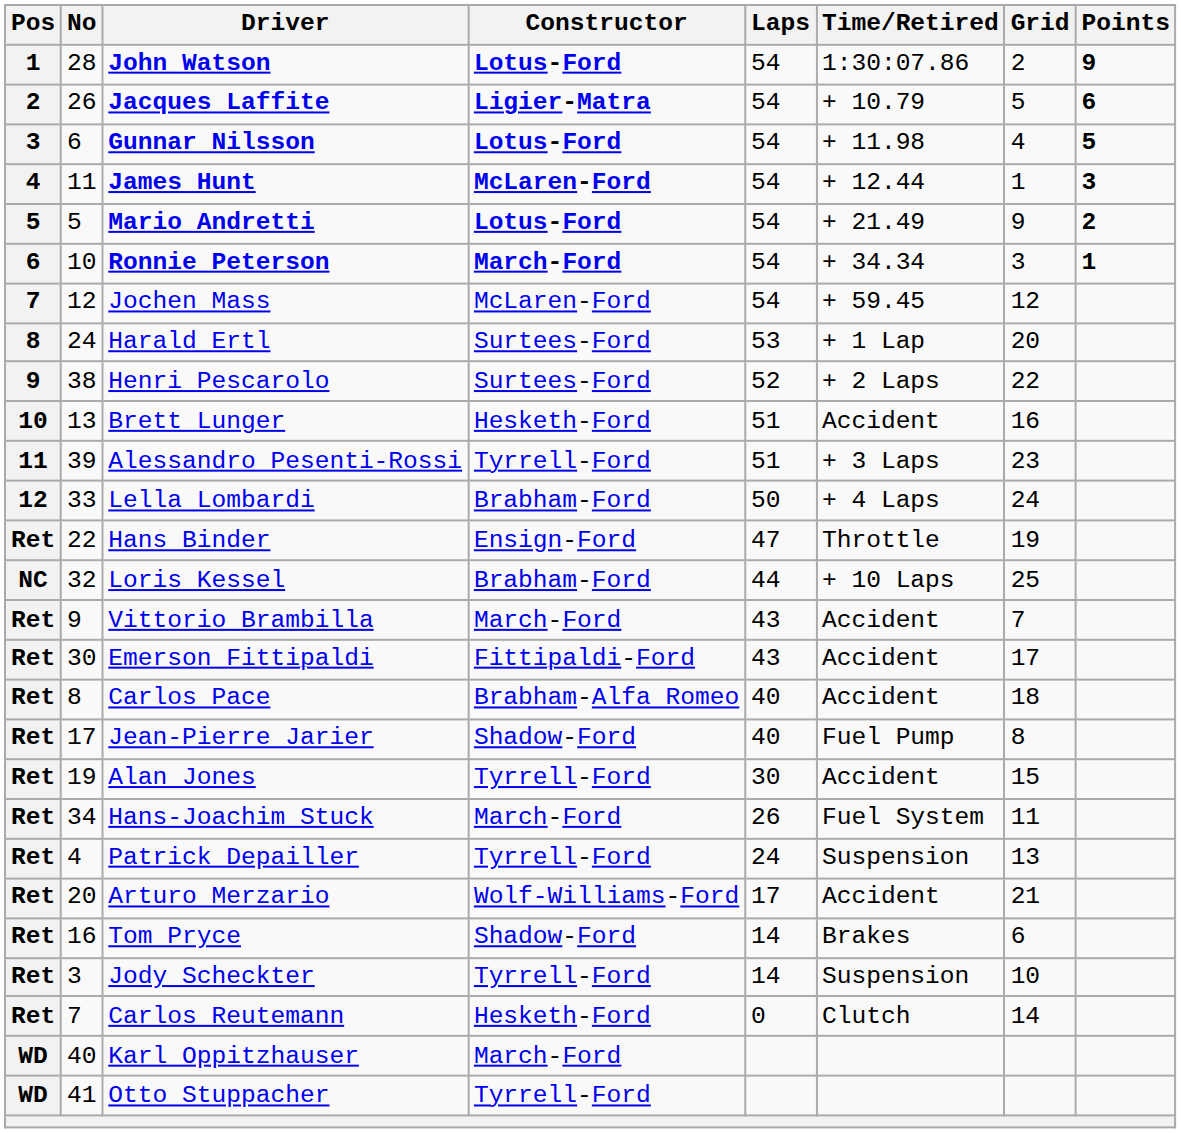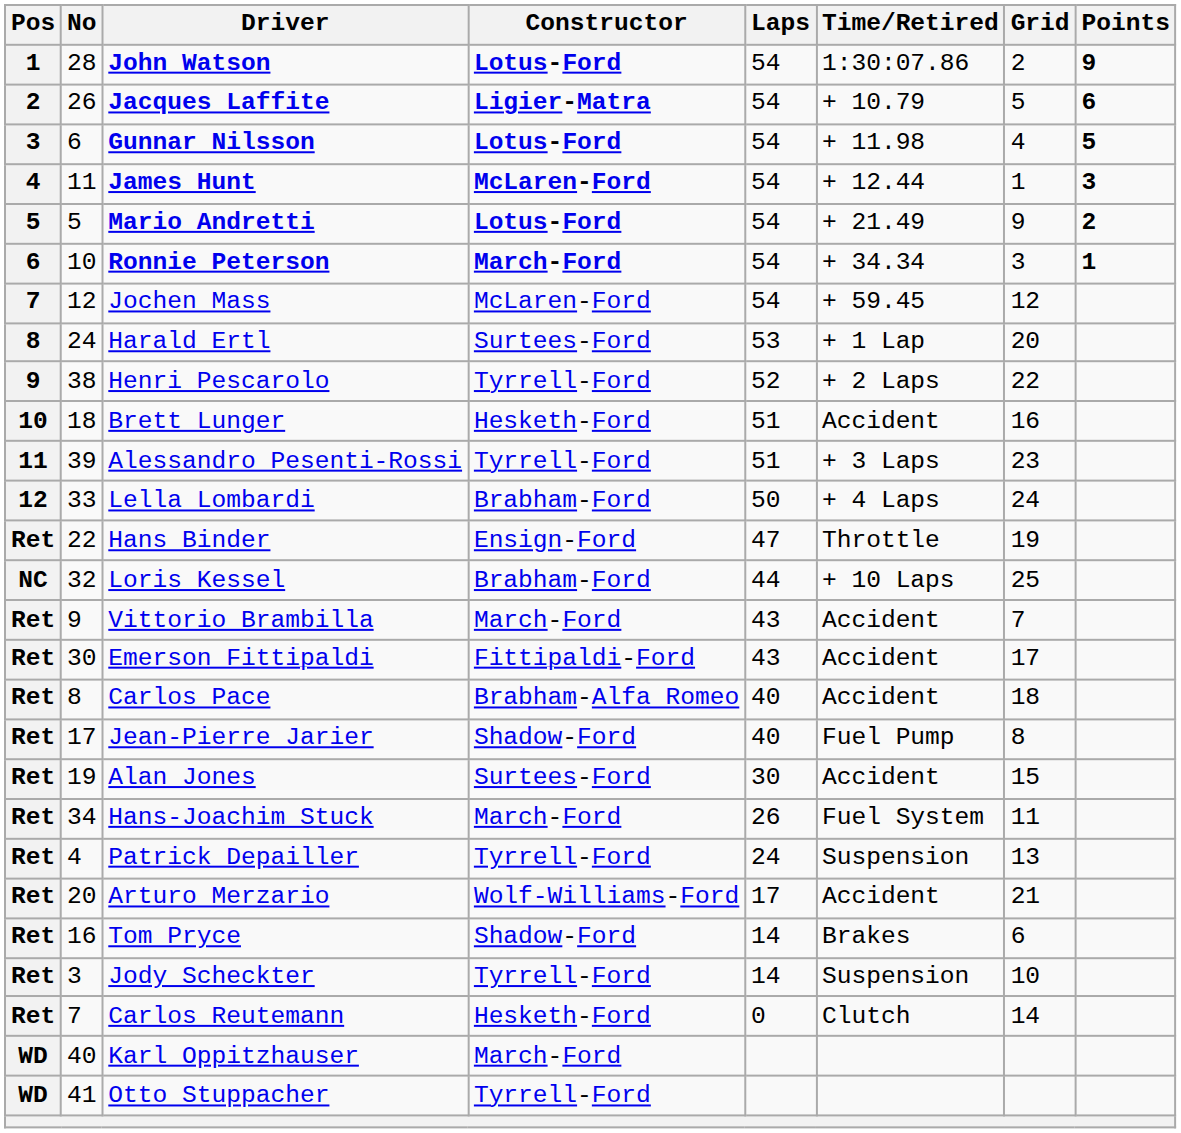(562, 382) Surtees-Ford -> (562, 382) Tyrrell-Ford
(82, 422) 13 -> (82, 422) 18
(562, 779) Tyrrell-Ford -> (562, 779) Surtees-Ford
